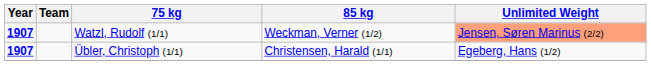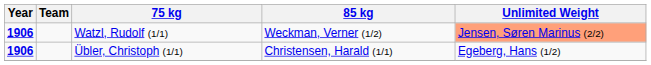(20, 32) 1907 -> (20, 32) 1906
(20, 51) 1907 -> (20, 51) 1906
